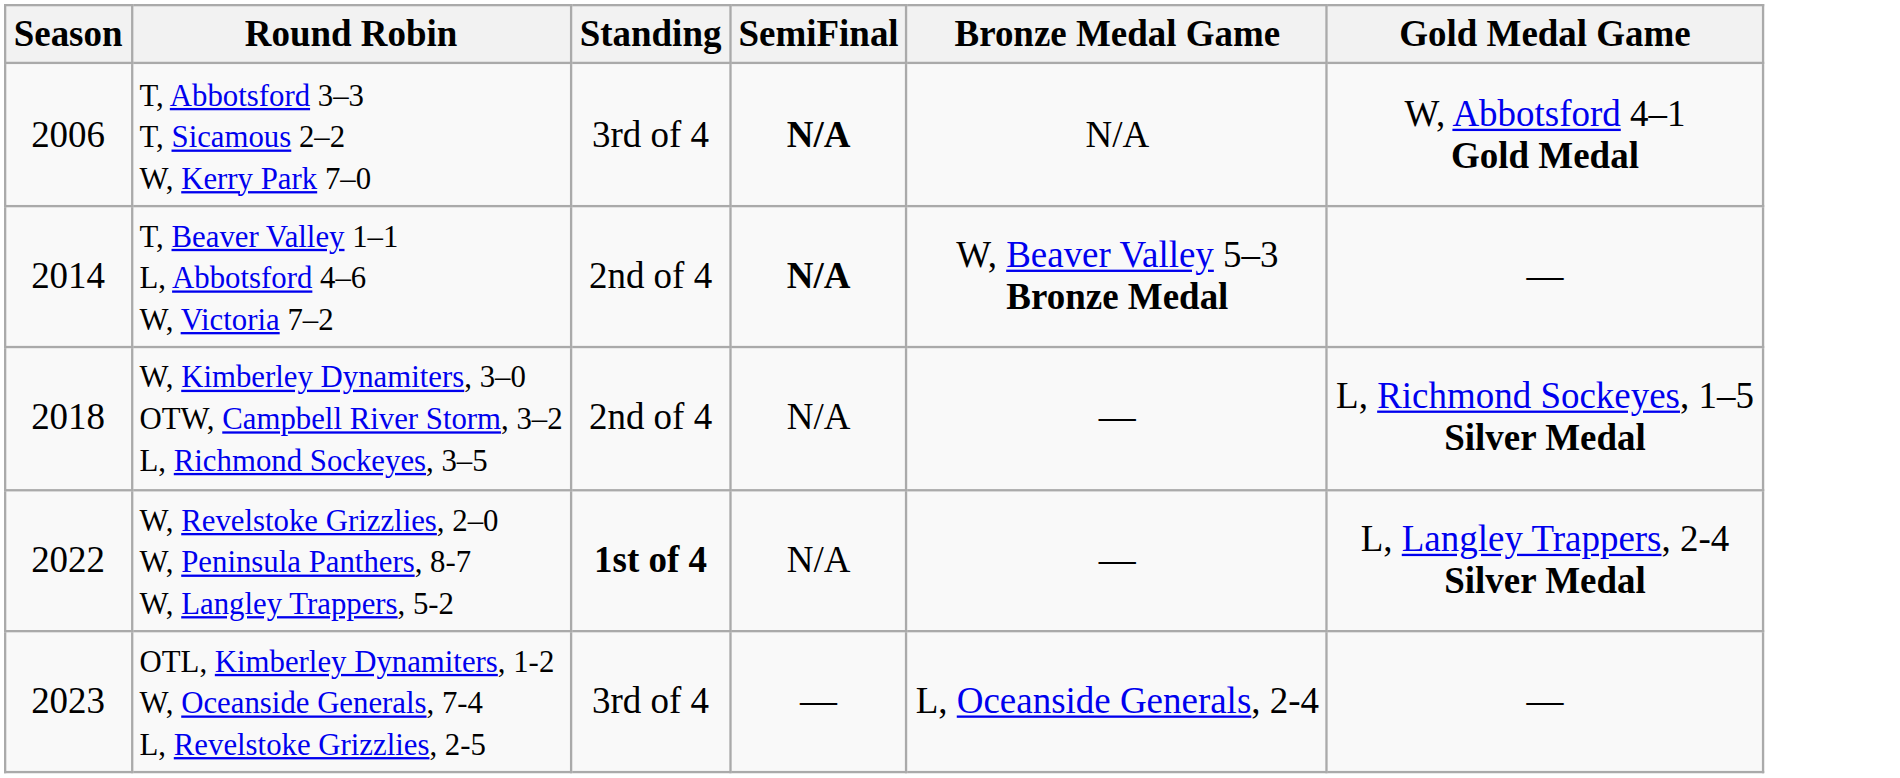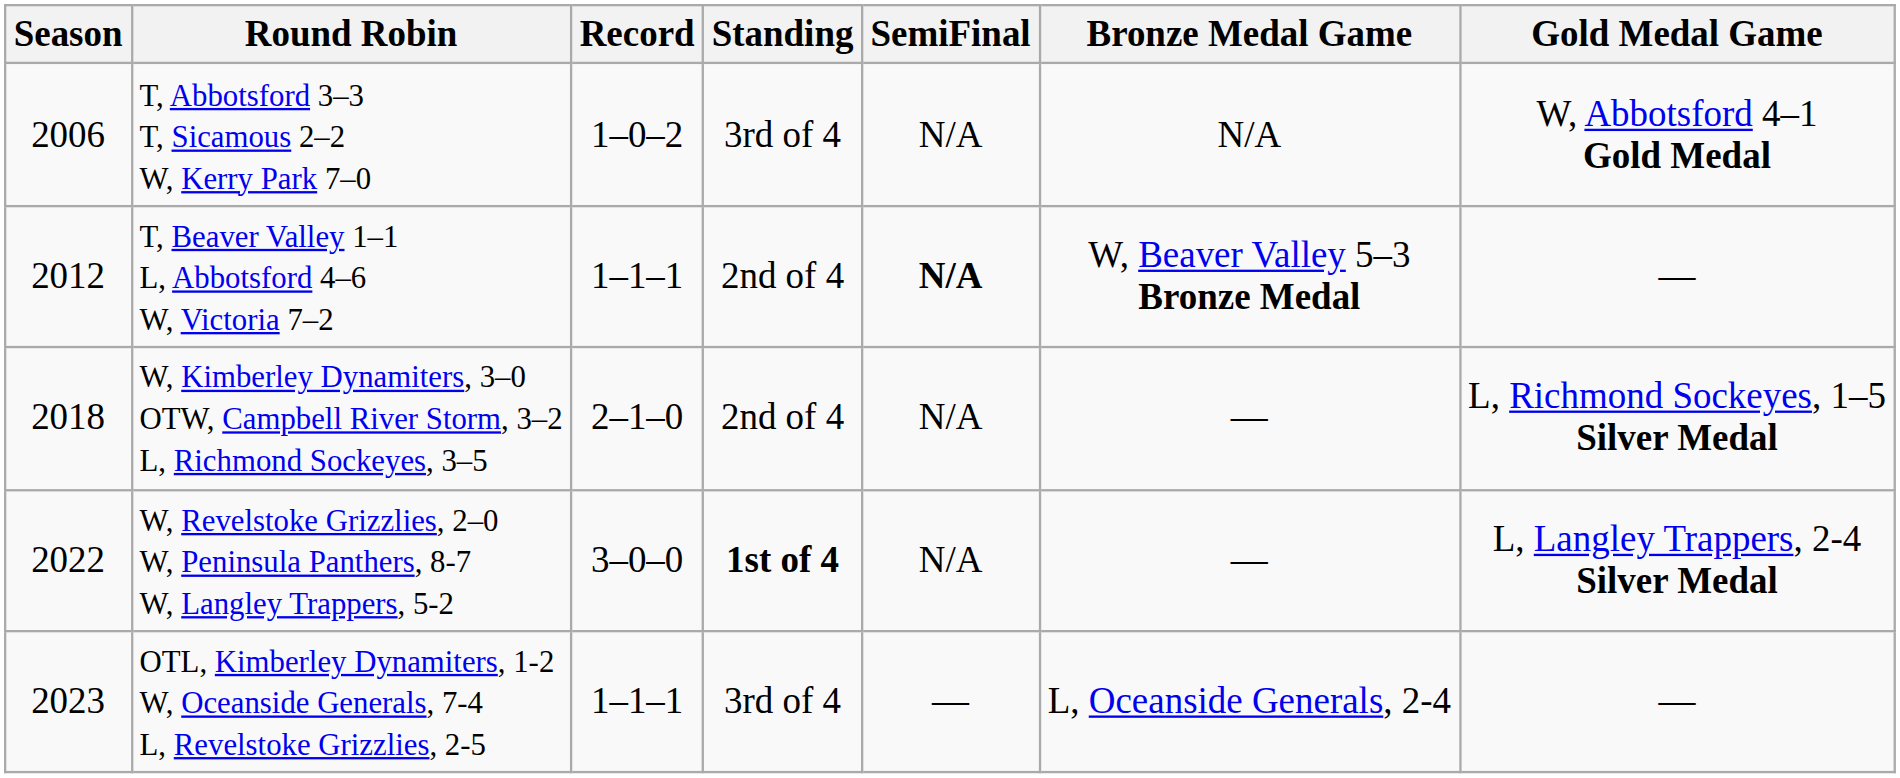+ column: (637, 33)
(819, 134) bold -> (951, 134) normal
(68, 275) 2014 -> (68, 275) 2012
